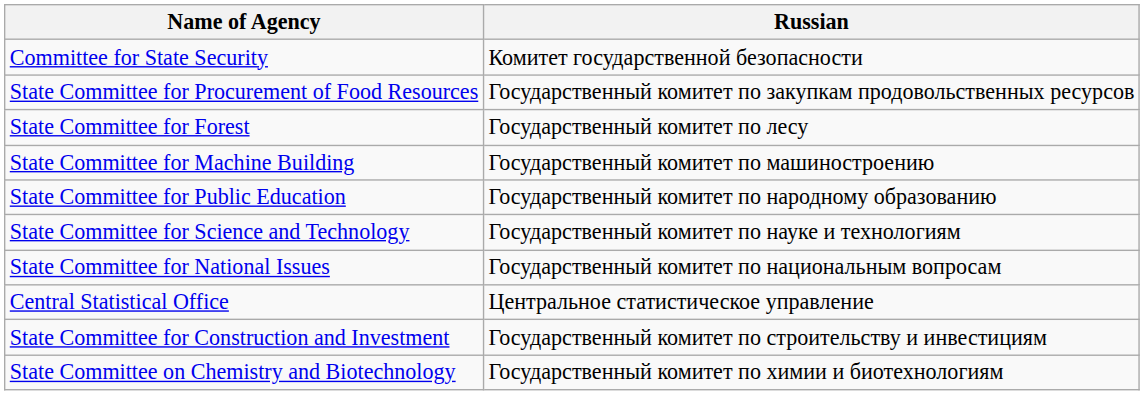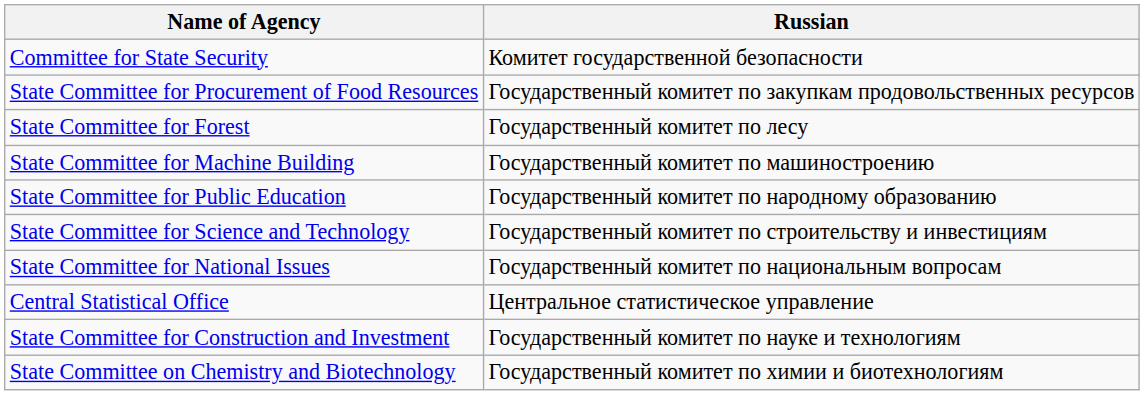(725, 232) Государственный комитет по науке и технологиям -> (768, 232) Государственный комитет по строительству и инвестициям
(768, 337) Государственный комитет по строительству и инвестициям -> (725, 337) Государственный комитет по науке и технологиям
